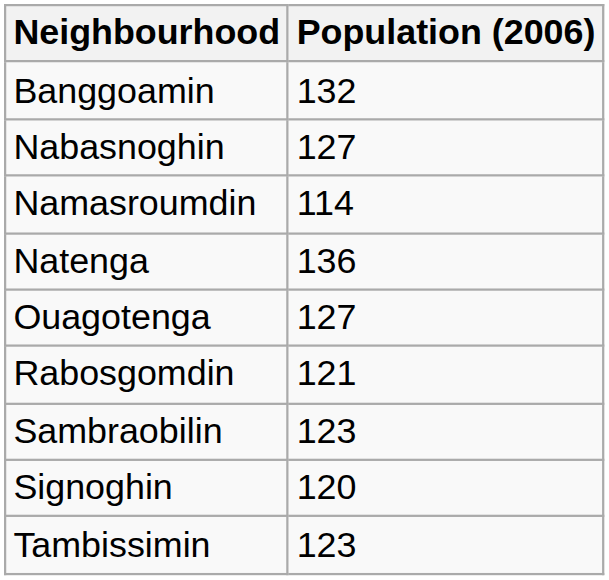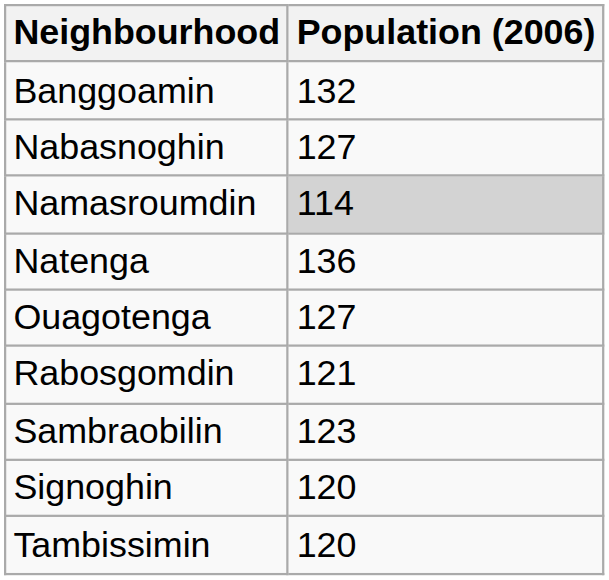(325, 203) no background -> (325, 203) lightgrey background
(327, 544) 123 -> (327, 544) 120
